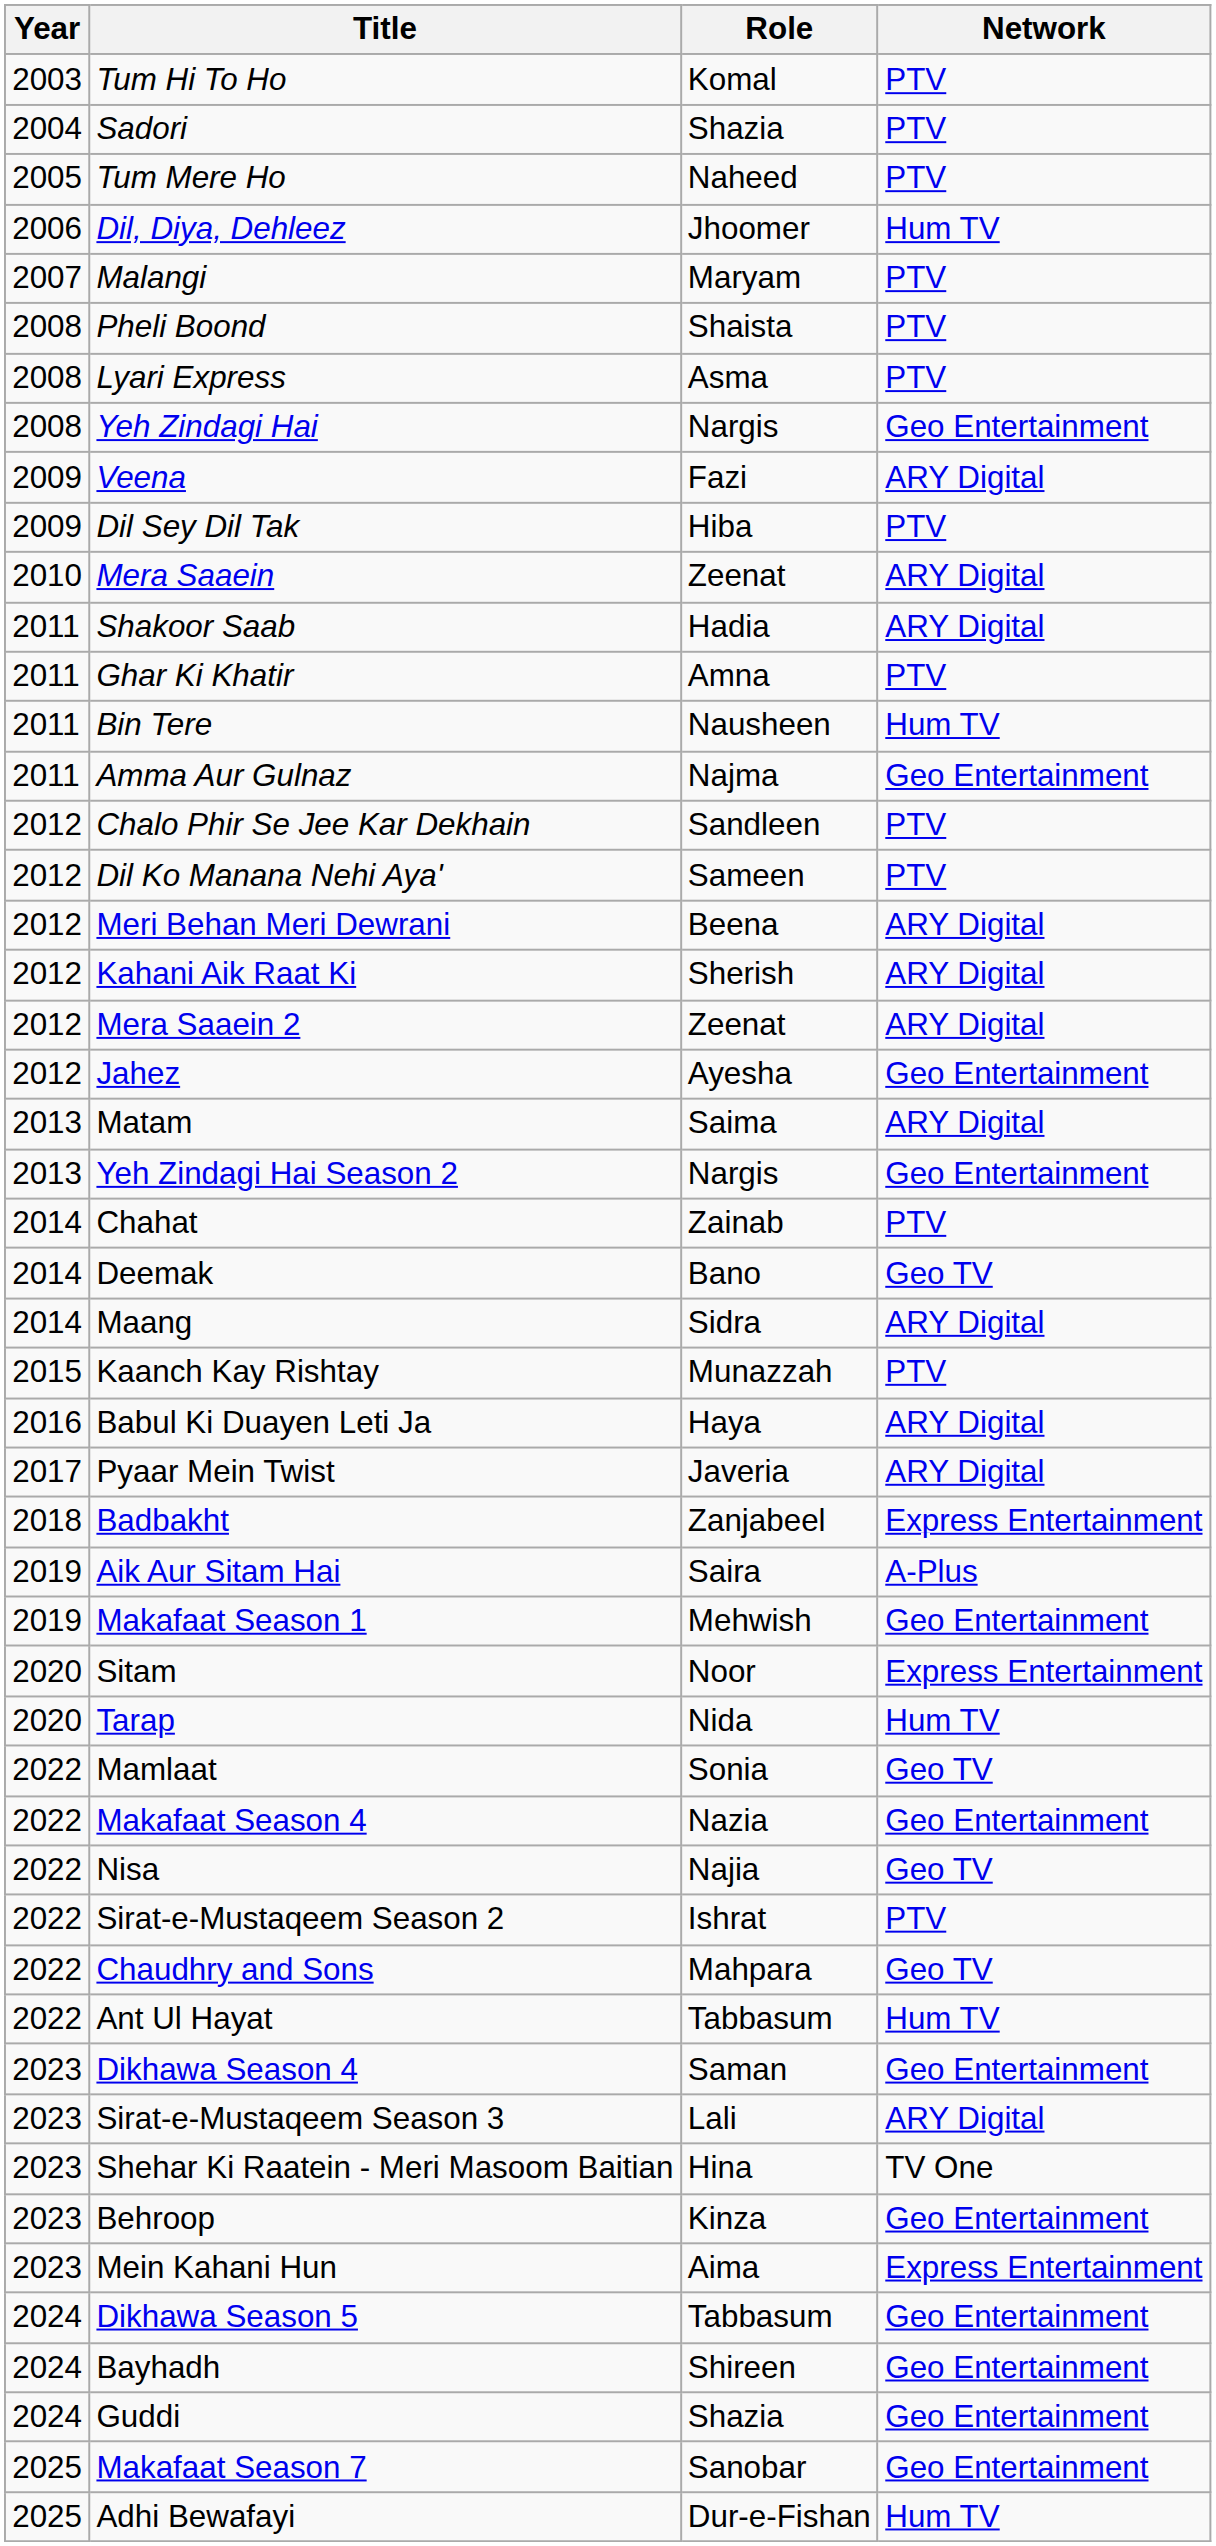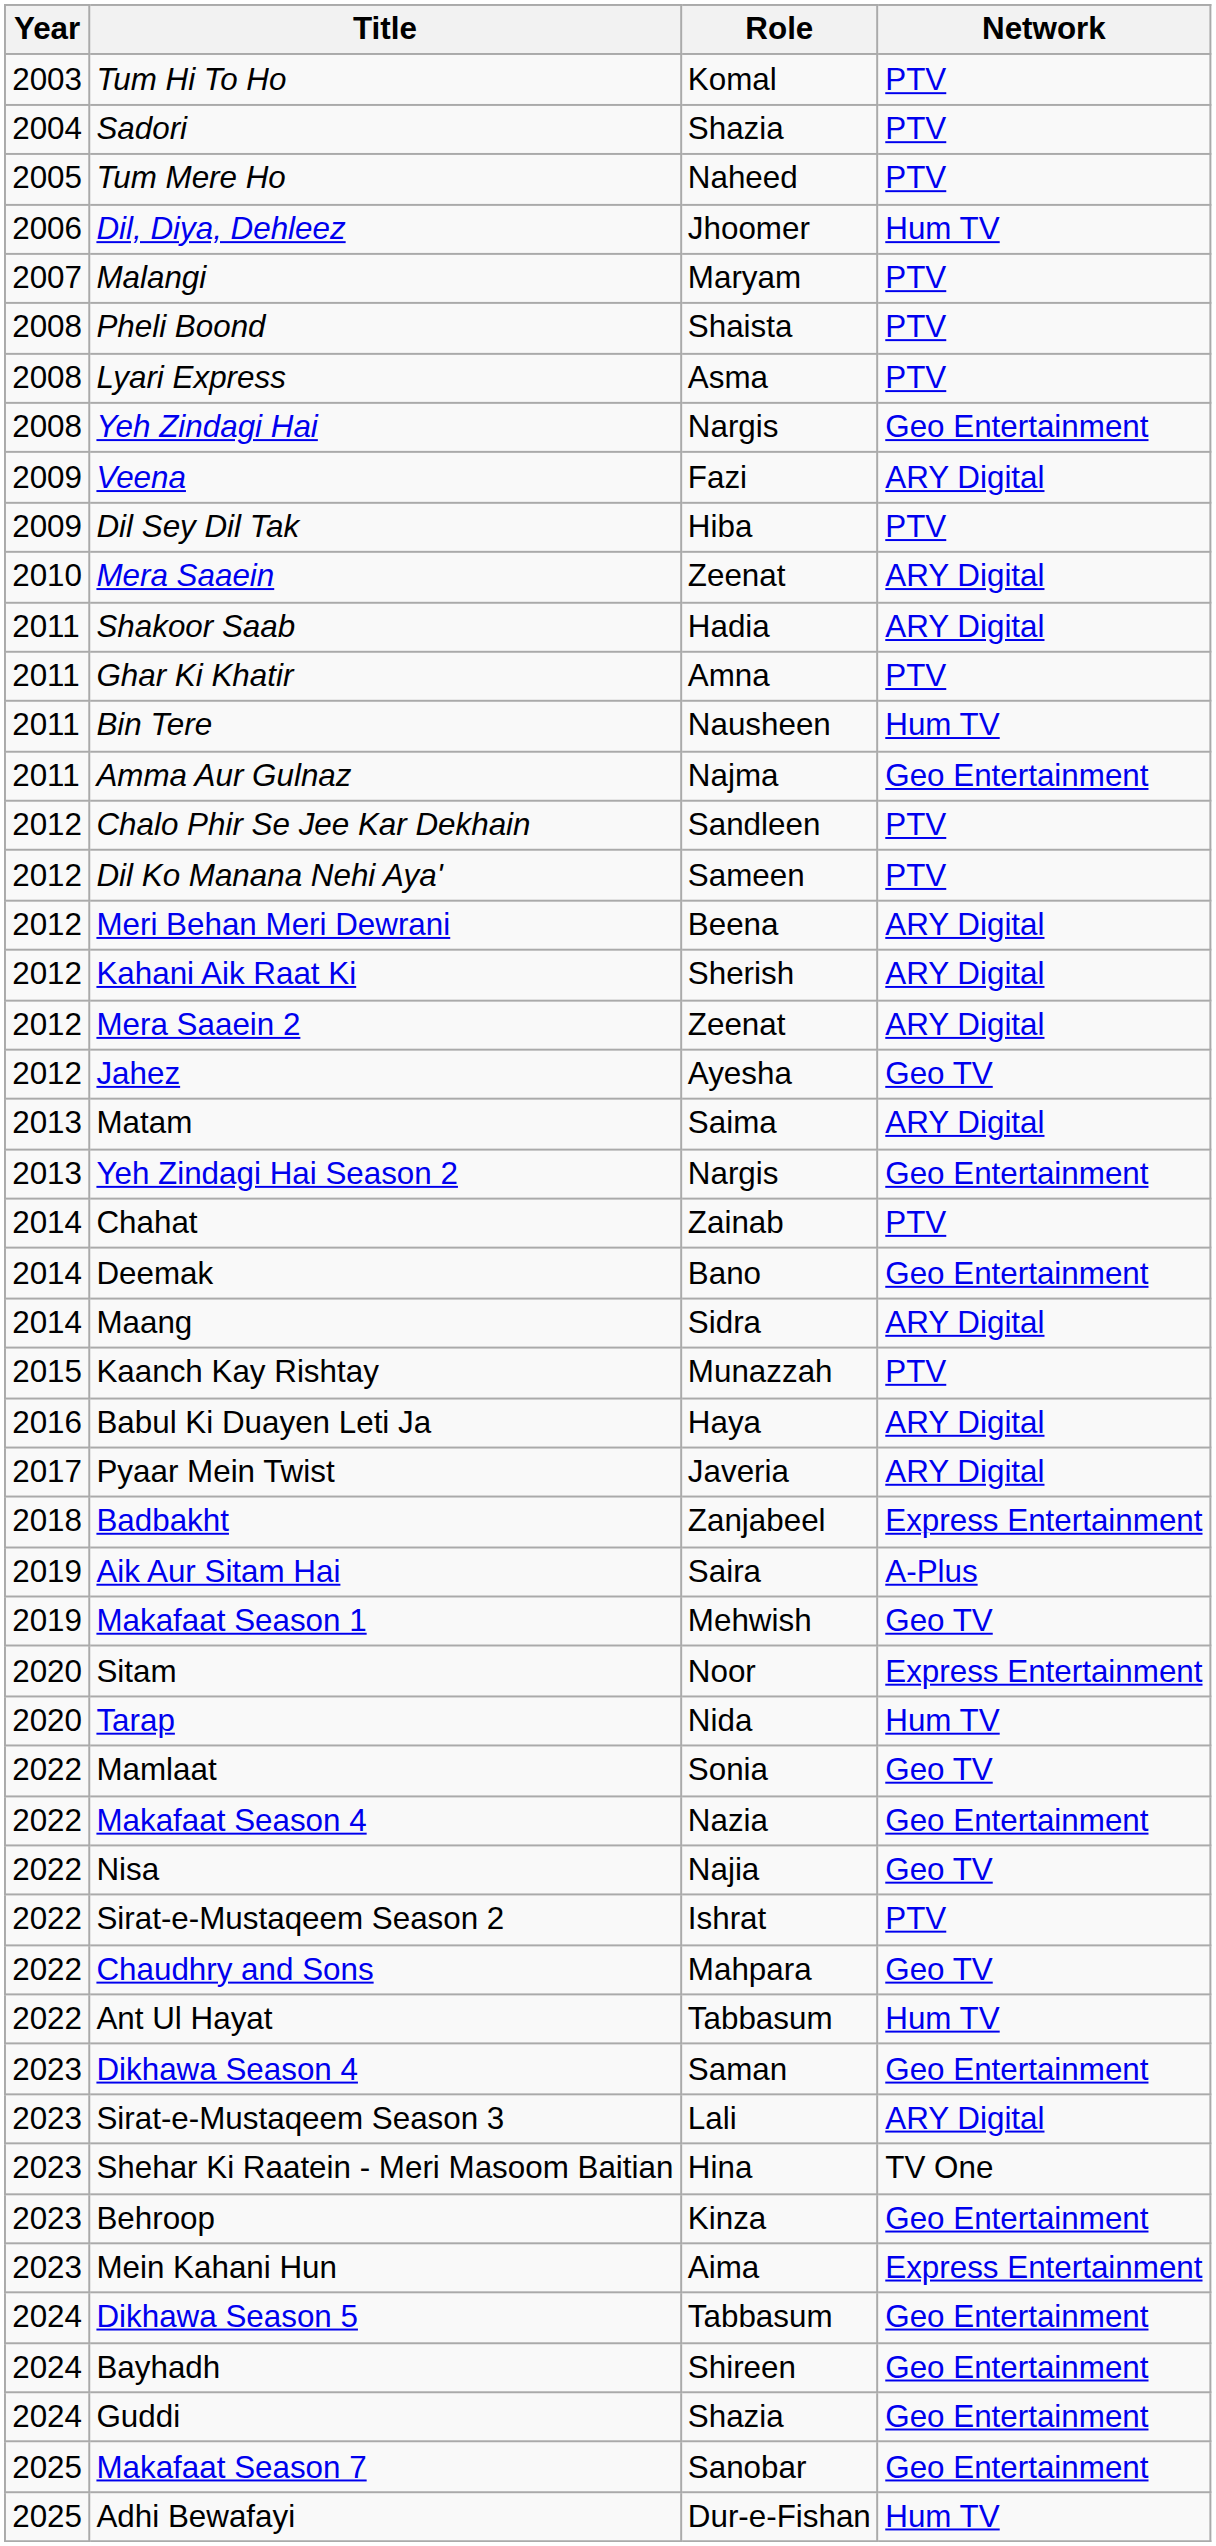(1017, 1073) Geo Entertainment -> (939, 1073) Geo TV
(939, 1272) Geo TV -> (1017, 1272) Geo Entertainment
(1017, 1620) Geo Entertainment -> (939, 1620) Geo TV
